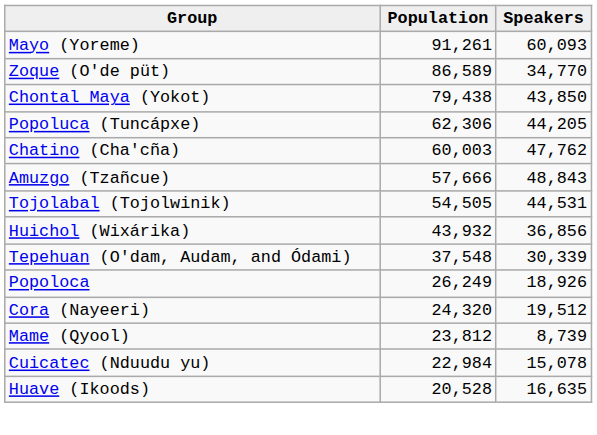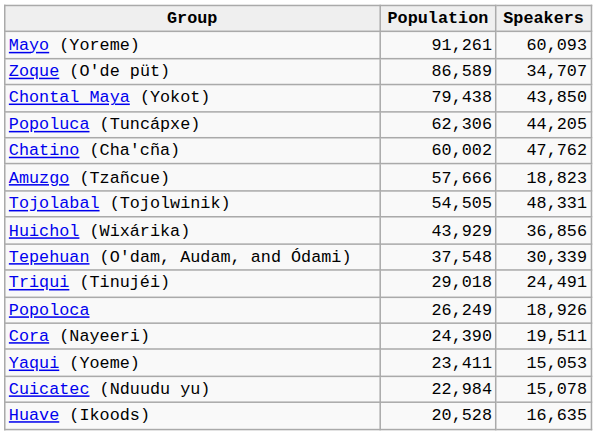(557, 72) 34,770 -> (557, 72) 34,707
(462, 151) 60,003 -> (462, 151) 60,002
(557, 178) 48,843 -> (557, 178) 18,823
(557, 204) 44,531 -> (557, 204) 48,331
(462, 230) 43,932 -> (462, 230) 43,929
+ row: (89, 283)
(462, 310) 24,320 -> (462, 336) 24,390
(557, 310) 19,512 -> (557, 336) 19,511
- row: (69, 336)
+ row: (74, 363)
